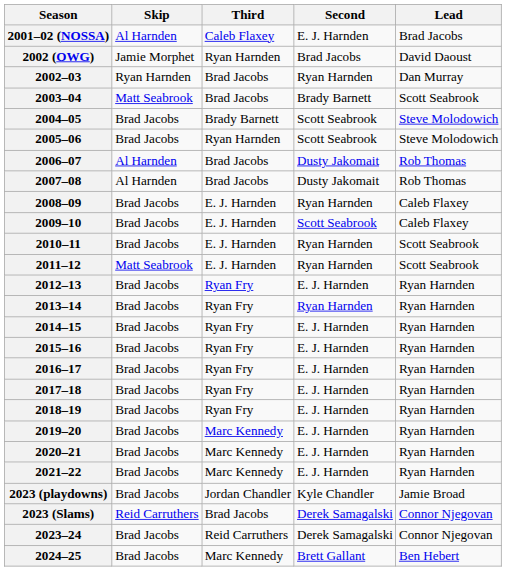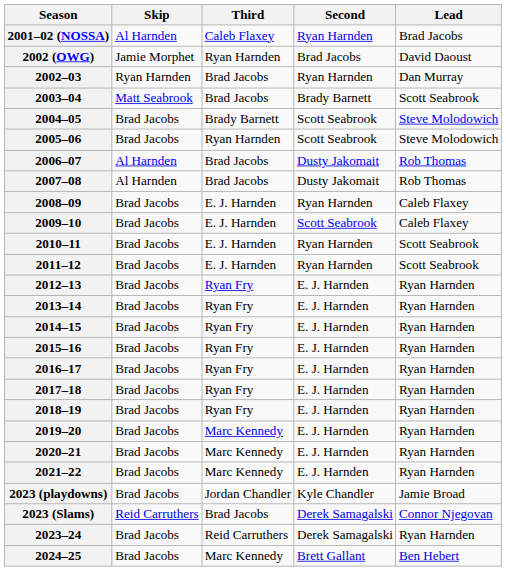(333, 35) E. J. Harnden -> (335, 35) Ryan Harnden
(154, 264) Matt Seabrook -> (147, 264) Brad Jacobs
(335, 306) Ryan Harnden -> (333, 306) E. J. Harnden
(446, 535) Connor Njegovan -> (437, 535) Ryan Harnden
